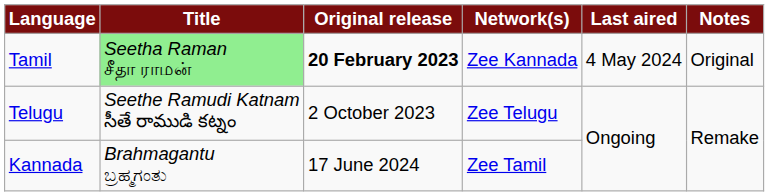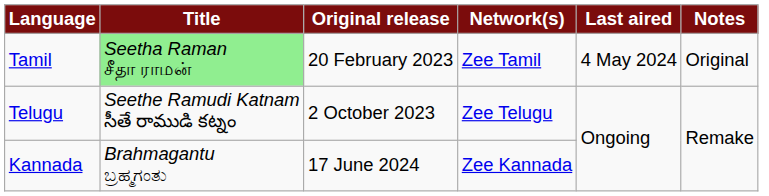(383, 59) bold -> (381, 59) normal
(522, 59) Zee Kannada -> (501, 59) Zee Tamil
(507, 165) Zee Tamil -> (517, 165) Zee Kannada
